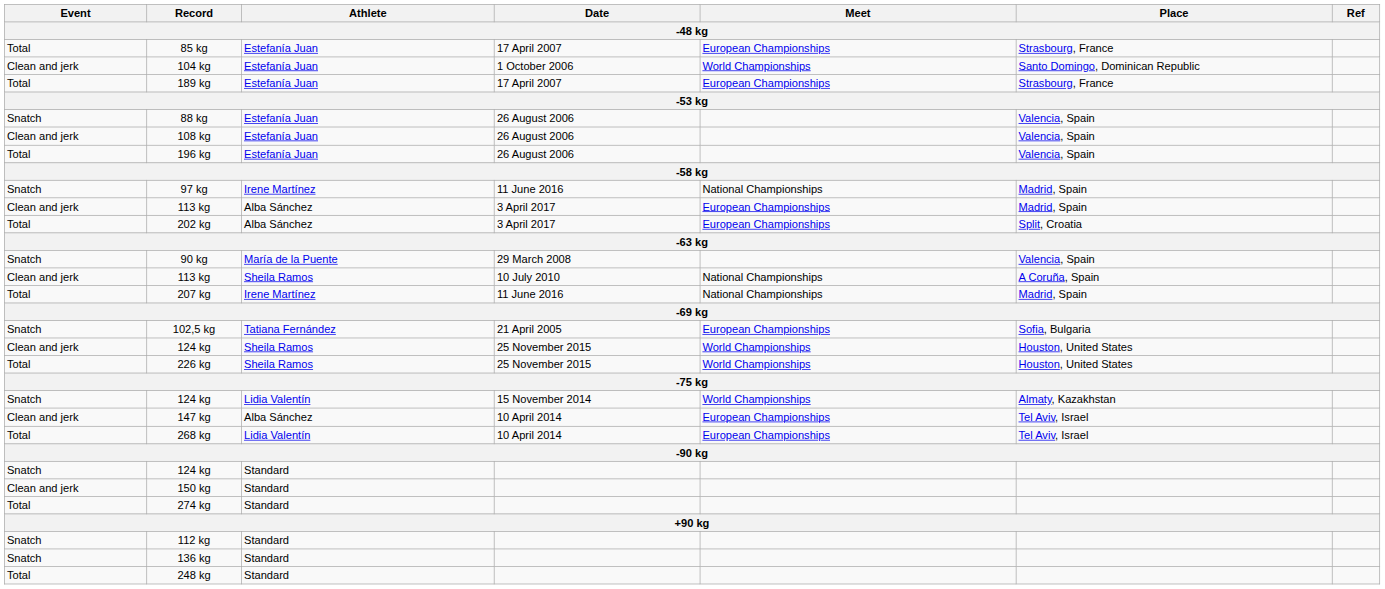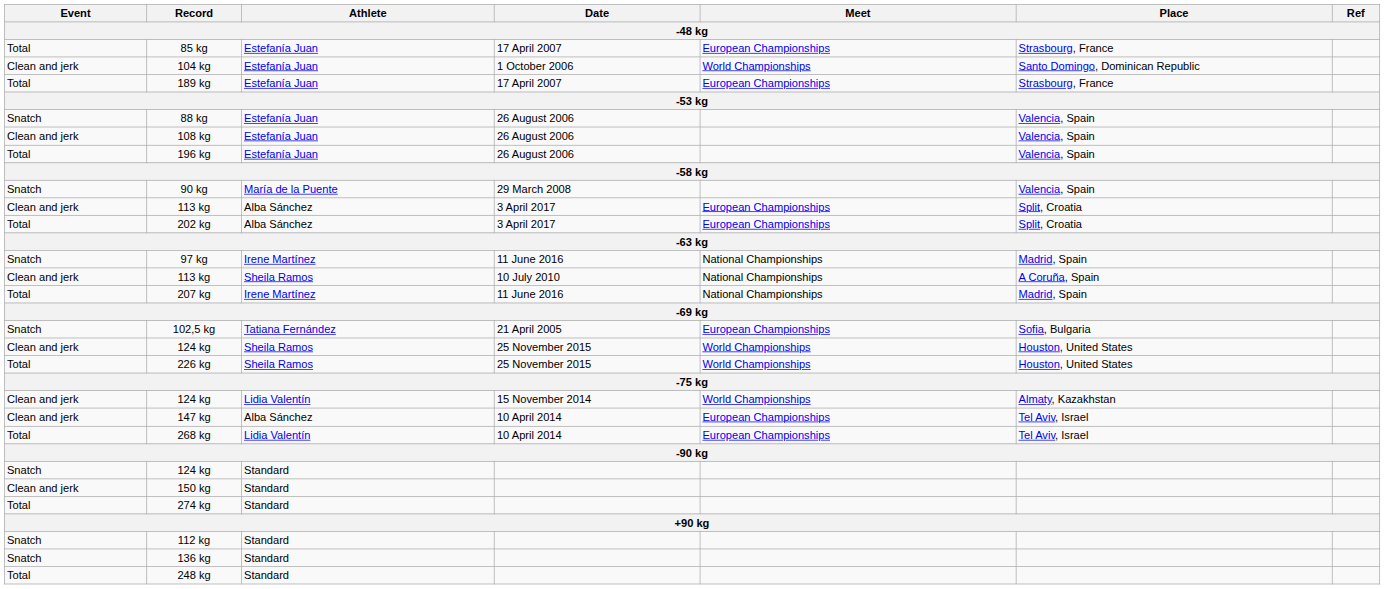rows swapped: (194, 259) <-> (194, 189)
(1053, 207) Madrid, Spain -> (1050, 207) Split, Croatia
(24, 400) Snatch -> (43, 400) Clean and jerk
